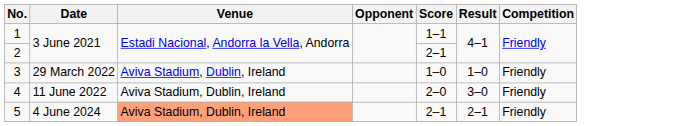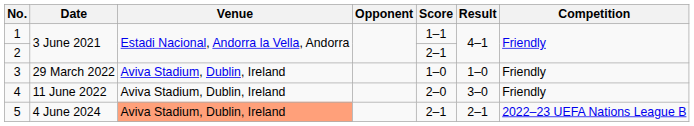(524, 111) Friendly -> (594, 111) 2022–23 UEFA Nations League B
